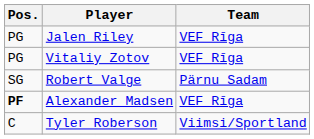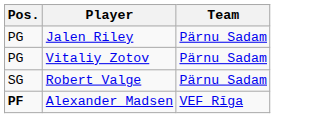(211, 37) VEF Rīga -> (223, 37) Pärnu Sadam
(211, 59) VEF Rīga -> (223, 59) Pärnu Sadam
- row: (102, 123)
